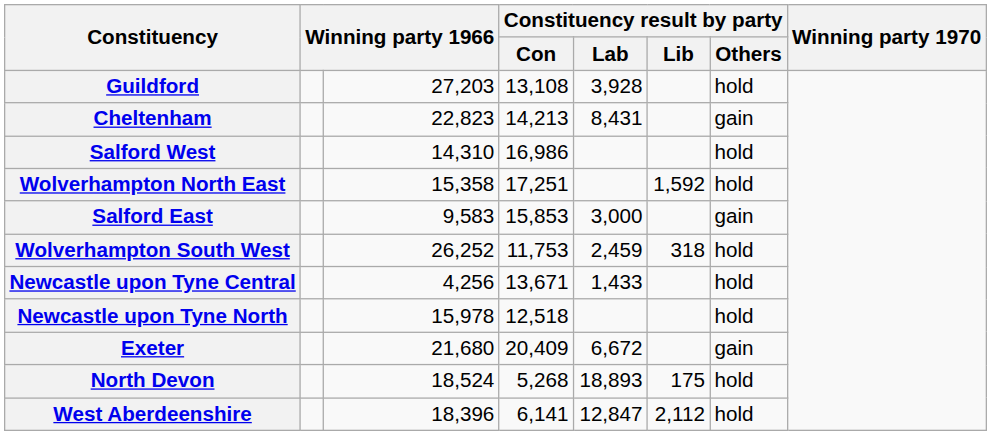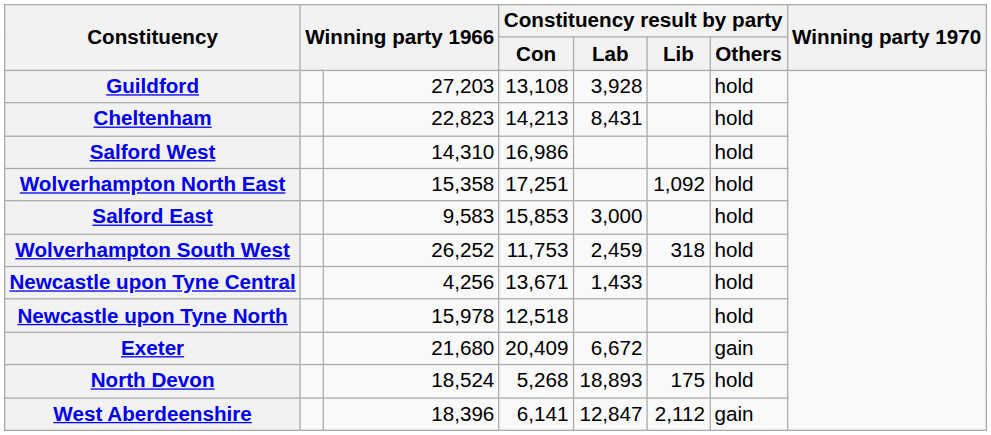(734, 119) gain -> (734, 119) hold
(679, 184) 1,592 -> (679, 184) 1,092
(734, 217) gain -> (734, 217) hold
(734, 413) hold -> (734, 413) gain
